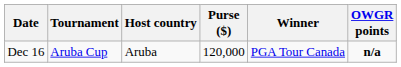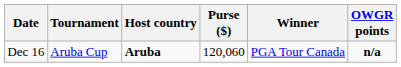(141, 51) normal -> (143, 51) bold
(224, 51) 120,000 -> (224, 51) 120,060
